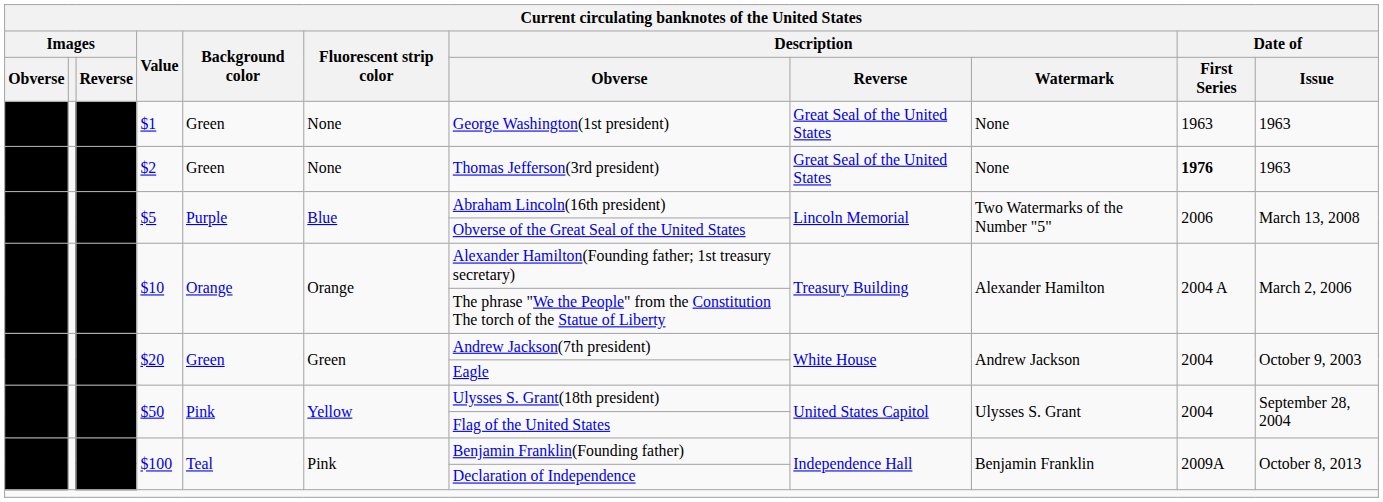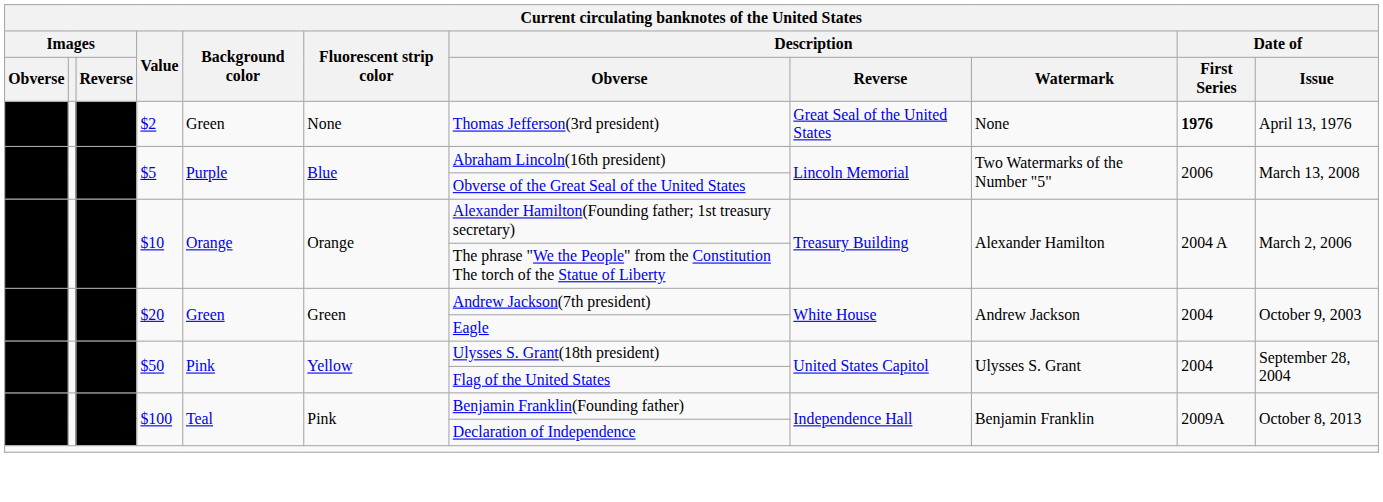- row: (36, 124)
(1275, 169) 1963 -> (1305, 124) April 13, 1976
